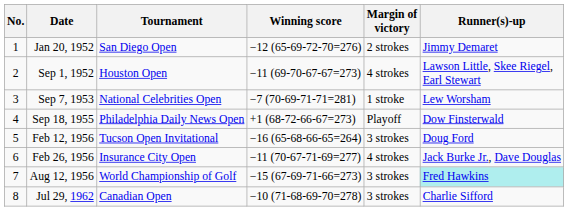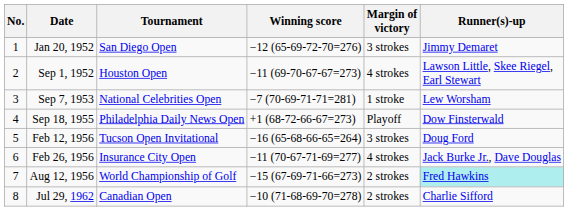(388, 47) 2 strokes -> (388, 47) 3 strokes
(388, 177) 3 strokes -> (388, 177) 2 strokes
(388, 196) 3 strokes -> (388, 196) 2 strokes
